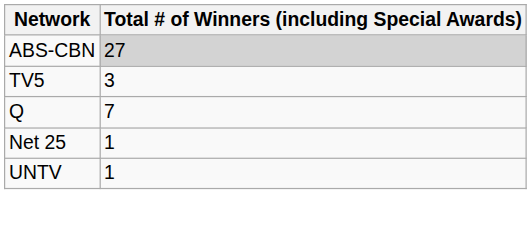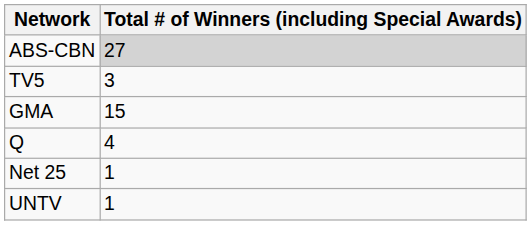+ row: (31, 111)
(109, 111) 7 -> (109, 142) 4
